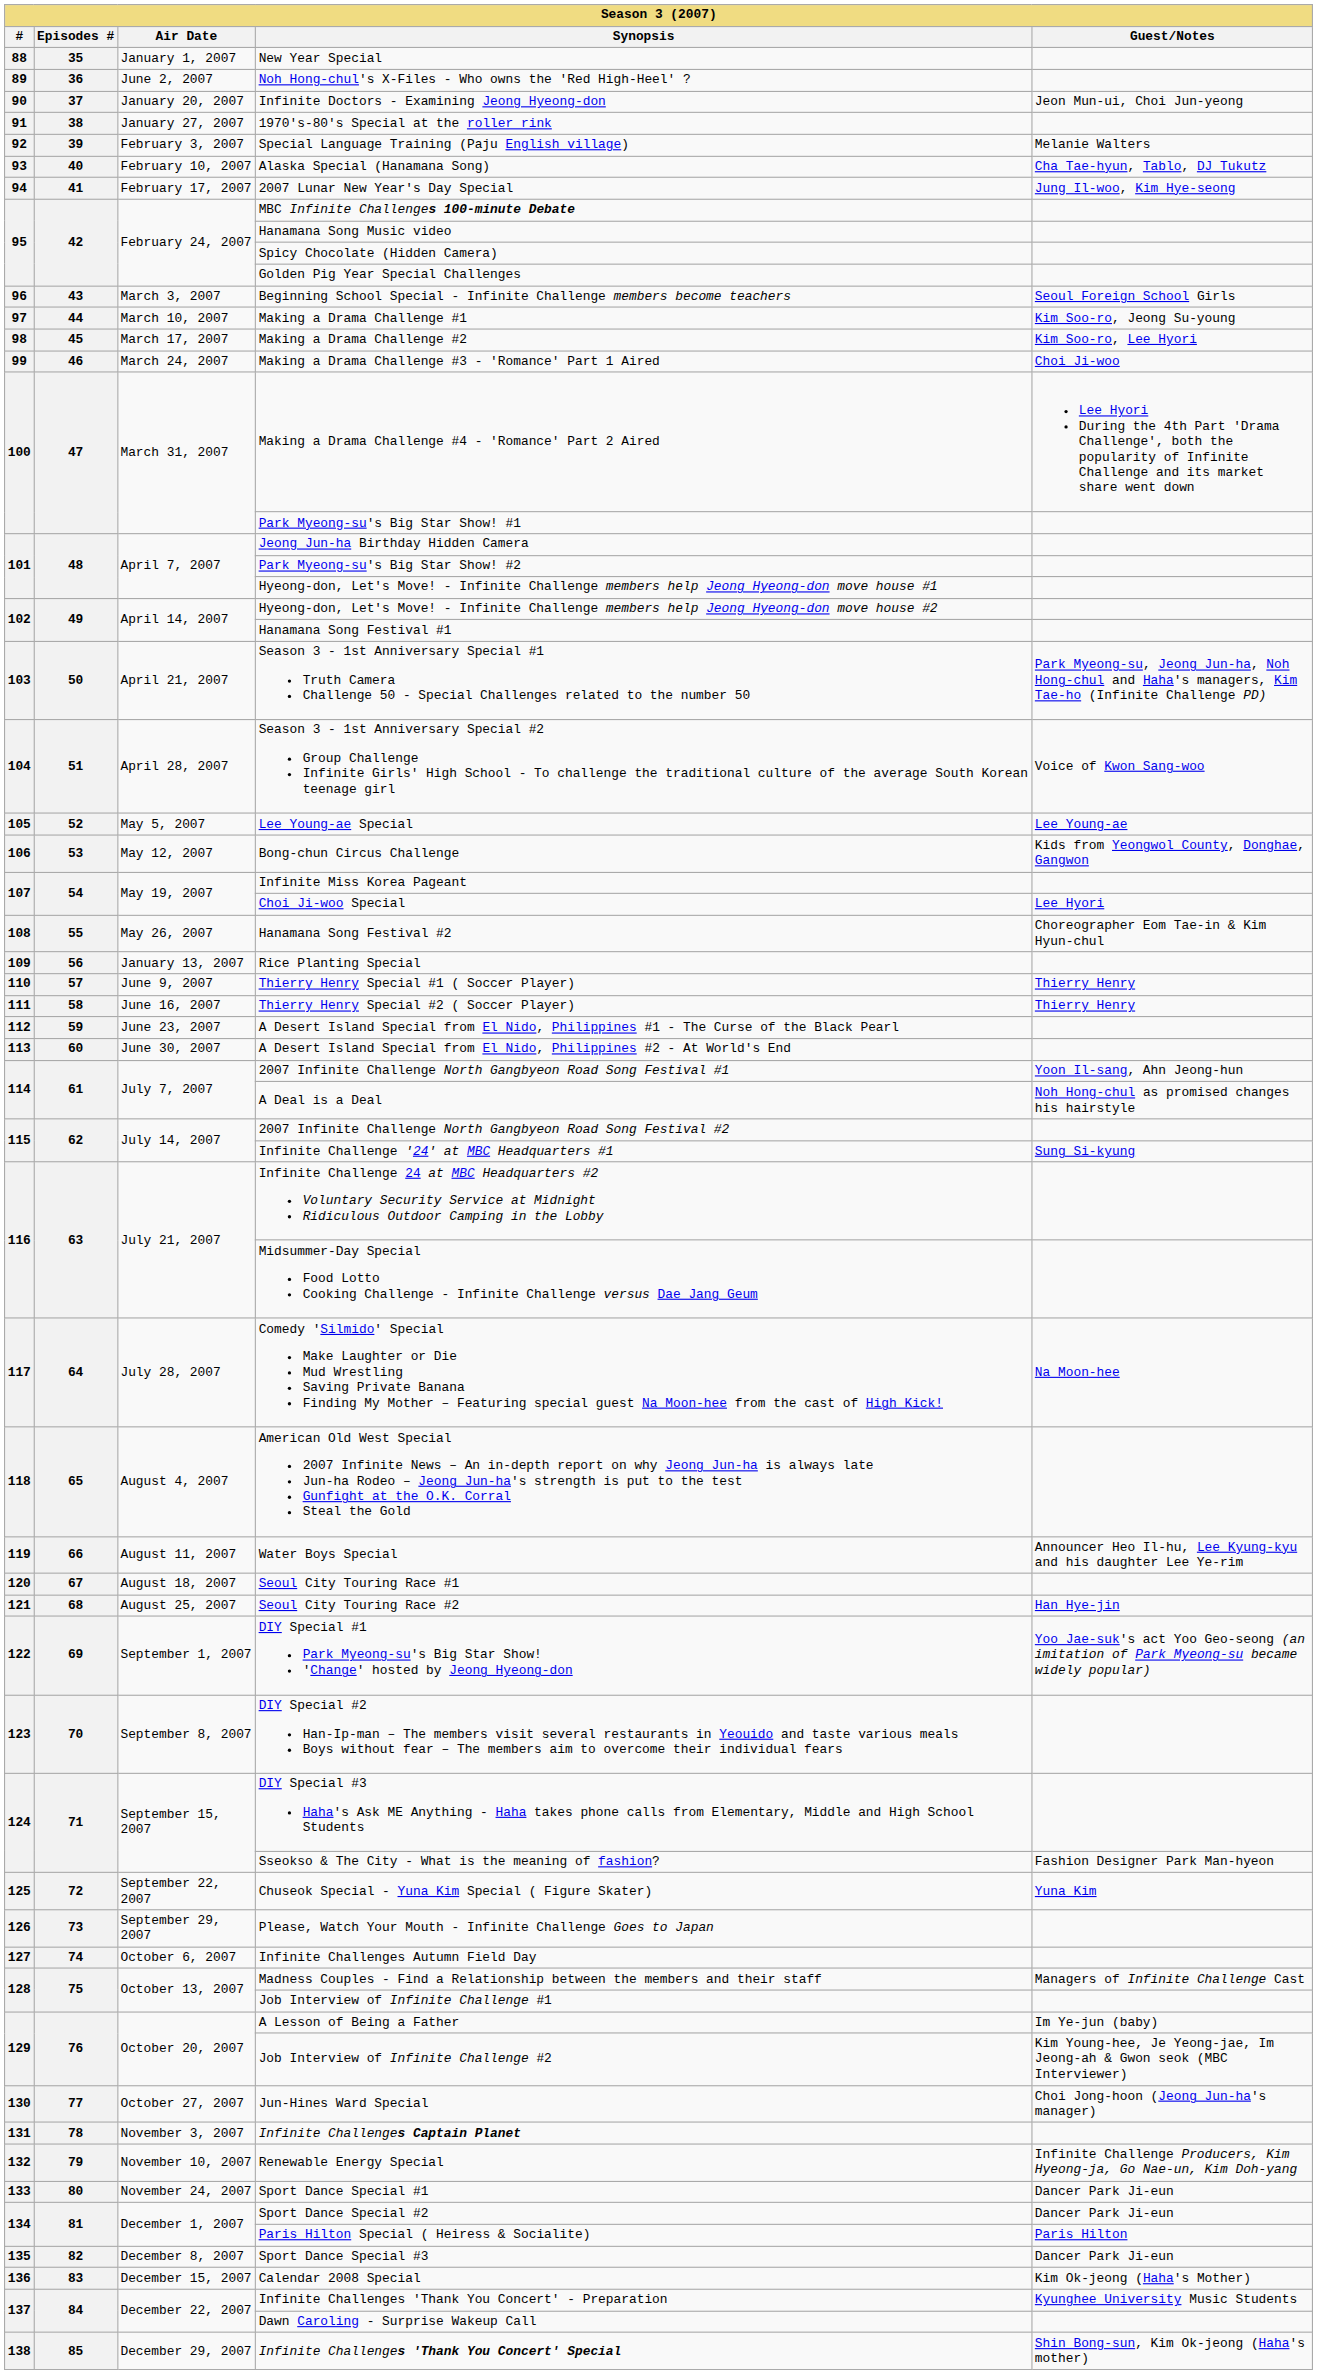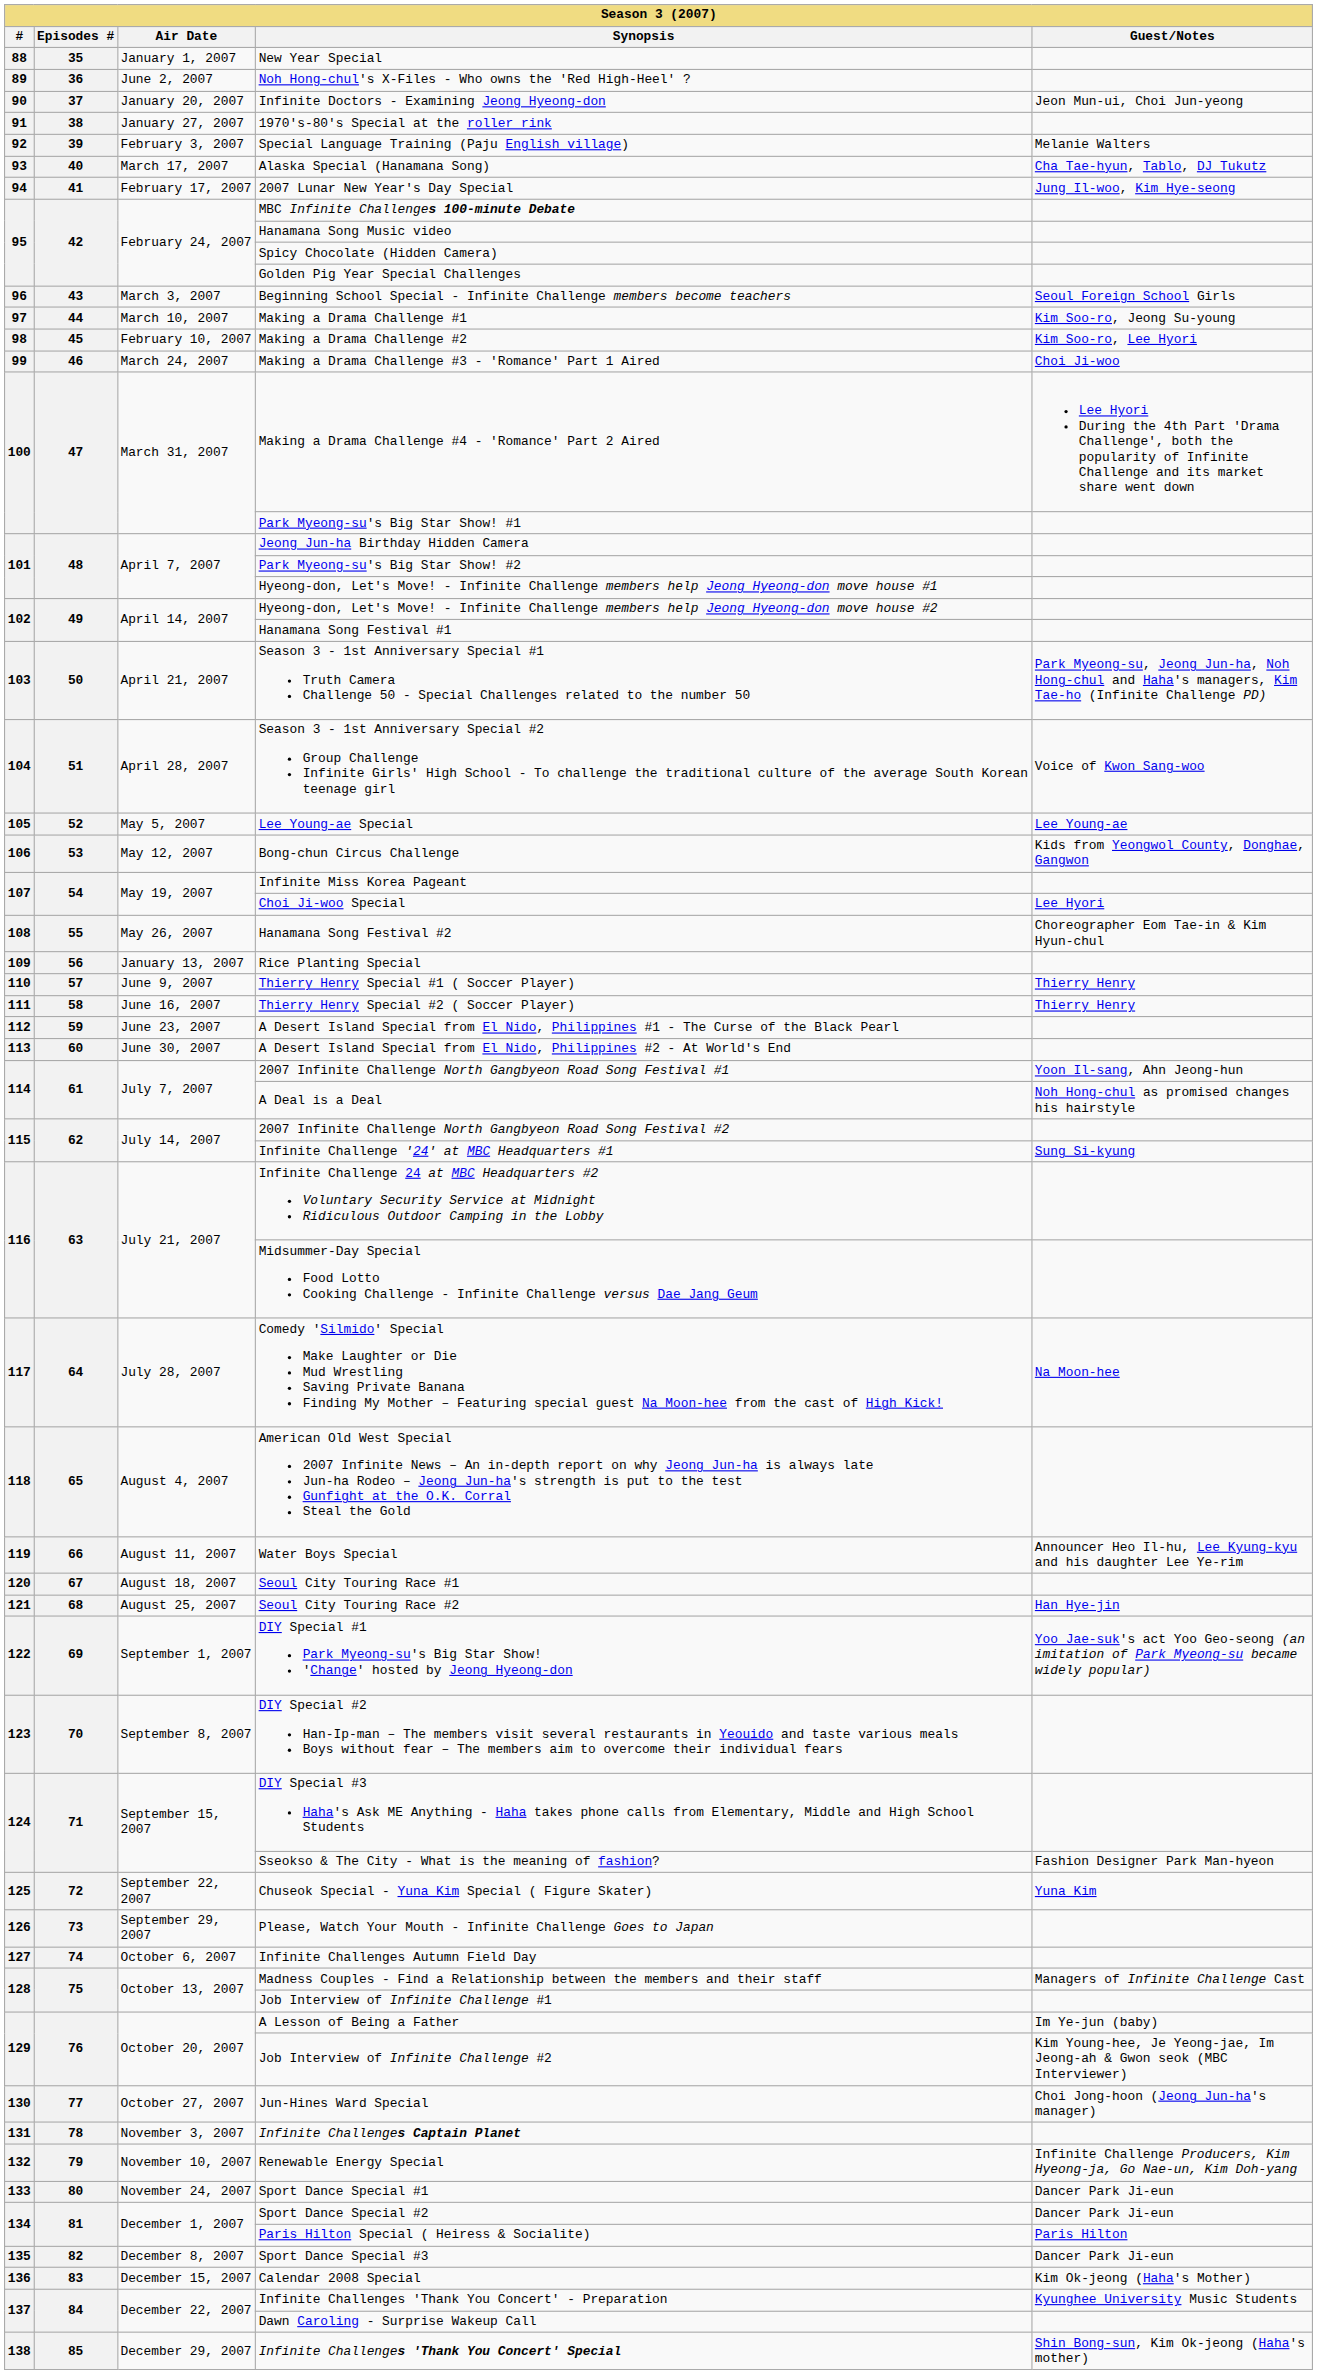(186, 166) February 10, 2007 -> (174, 166) March 17, 2007
(174, 339) March 17, 2007 -> (186, 339) February 10, 2007
